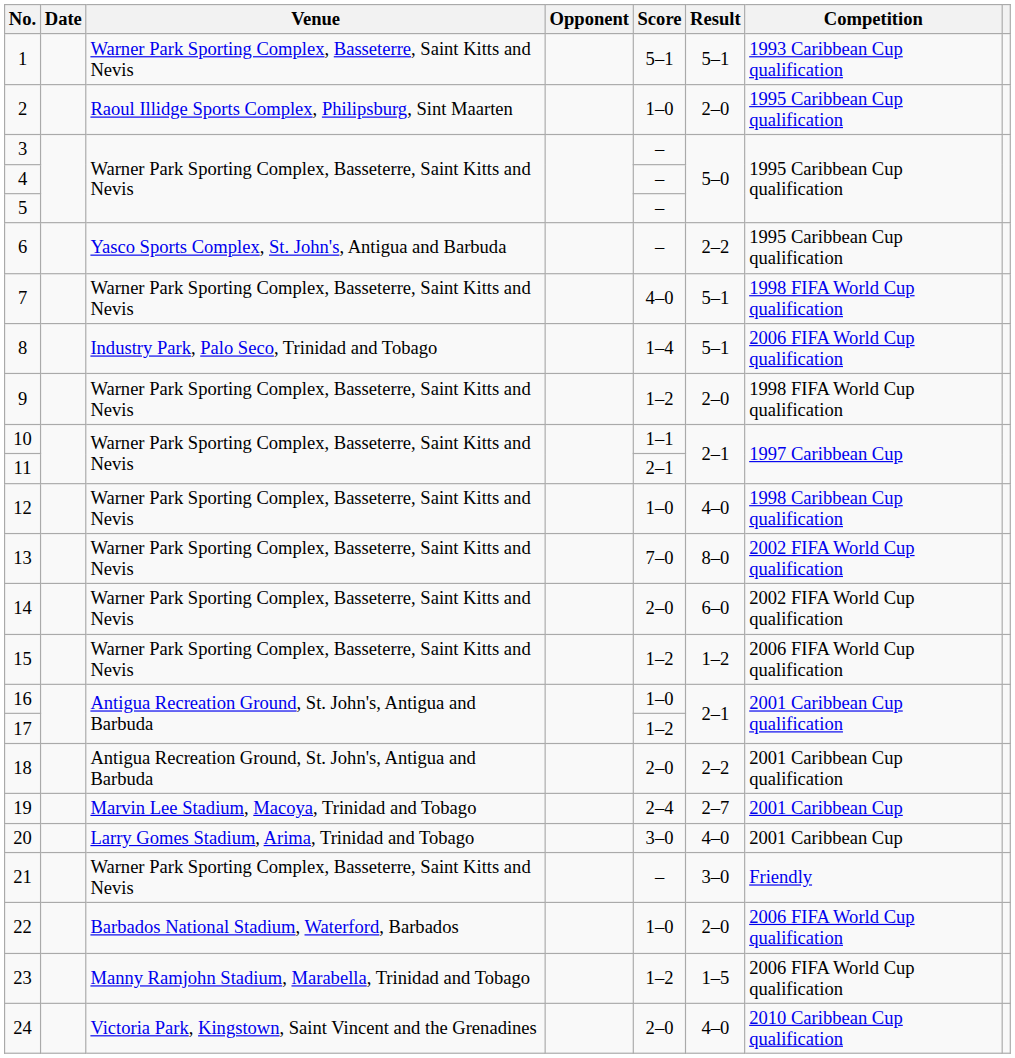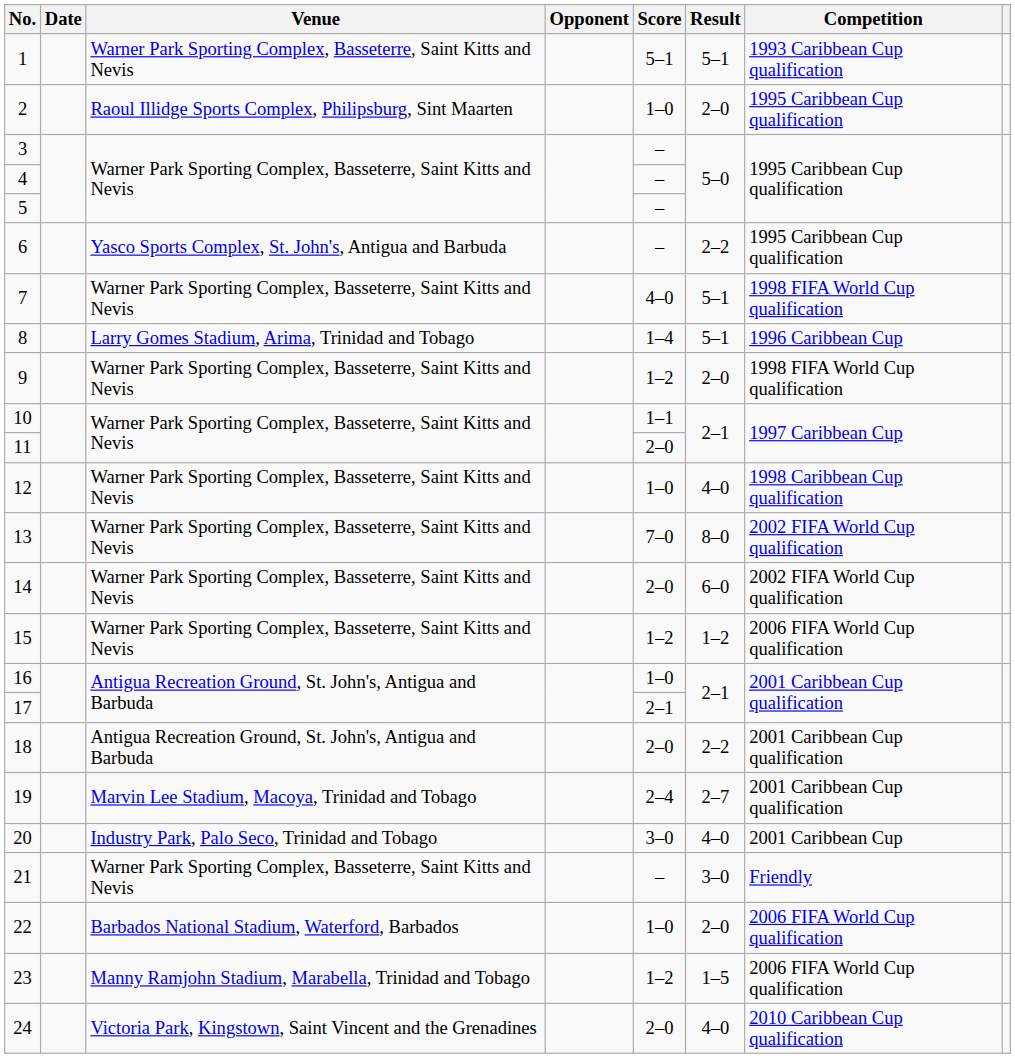(264, 348) Industry Park, Palo Seco, Trinidad and Tobago -> (282, 338) Larry Gomes Stadium, Arima, Trinidad and Tobago
(832, 348) 2006 FIFA World Cup qualification -> (826, 338) 1996 Caribbean Cup
(660, 468) 2–1 -> (660, 447) 2–0
(660, 728) 1–2 -> (660, 707) 2–1
(826, 808) 2001 Caribbean Cup -> (826, 797) 2001 Caribbean Cup qualification
(282, 837) Larry Gomes Stadium, Arima, Trinidad and Tobago -> (264, 837) Industry Park, Palo Seco, Trinidad and Tobago
